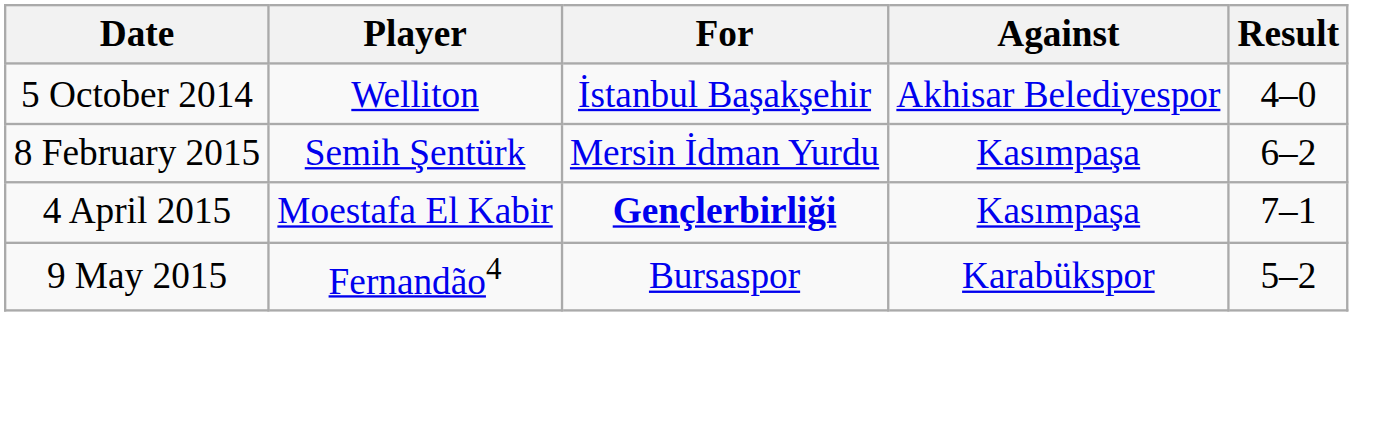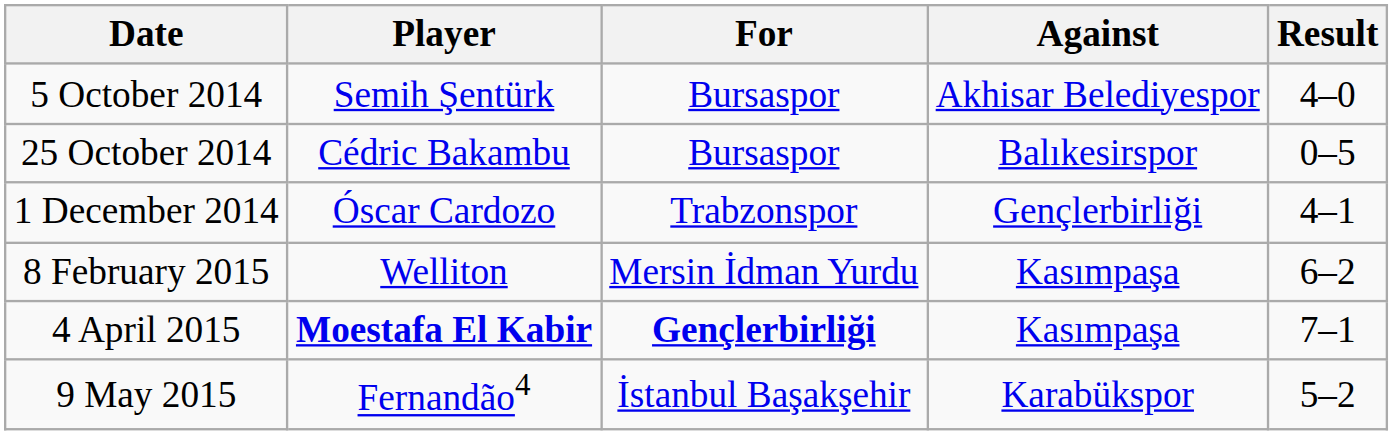(415, 93) Welliton -> (444, 93) Semih Şentürk
(725, 93) İstanbul Başakşehir -> (764, 93) Bursaspor
+ row: (146, 152)
+ row: (146, 211)
(415, 152) Semih Şentürk -> (444, 270) Welliton
(415, 211) normal -> (444, 329) bold
(725, 275) Bursaspor -> (764, 393) İstanbul Başakşehir
